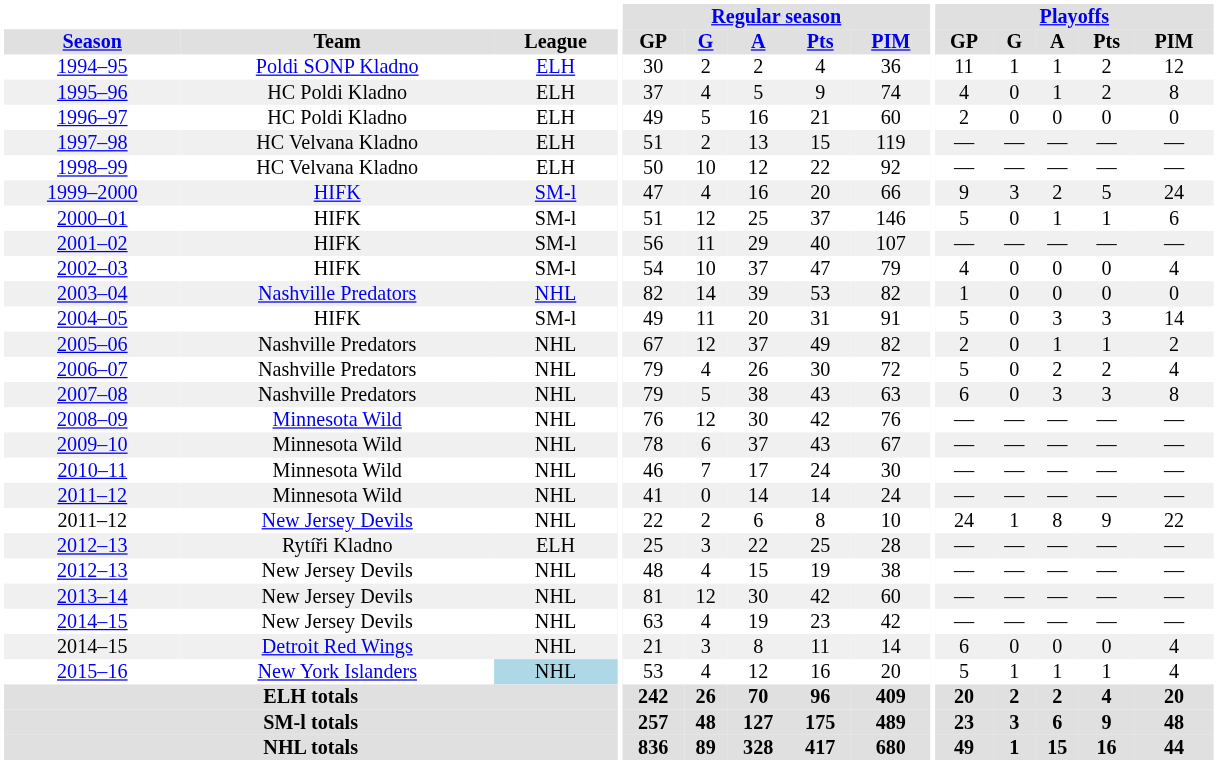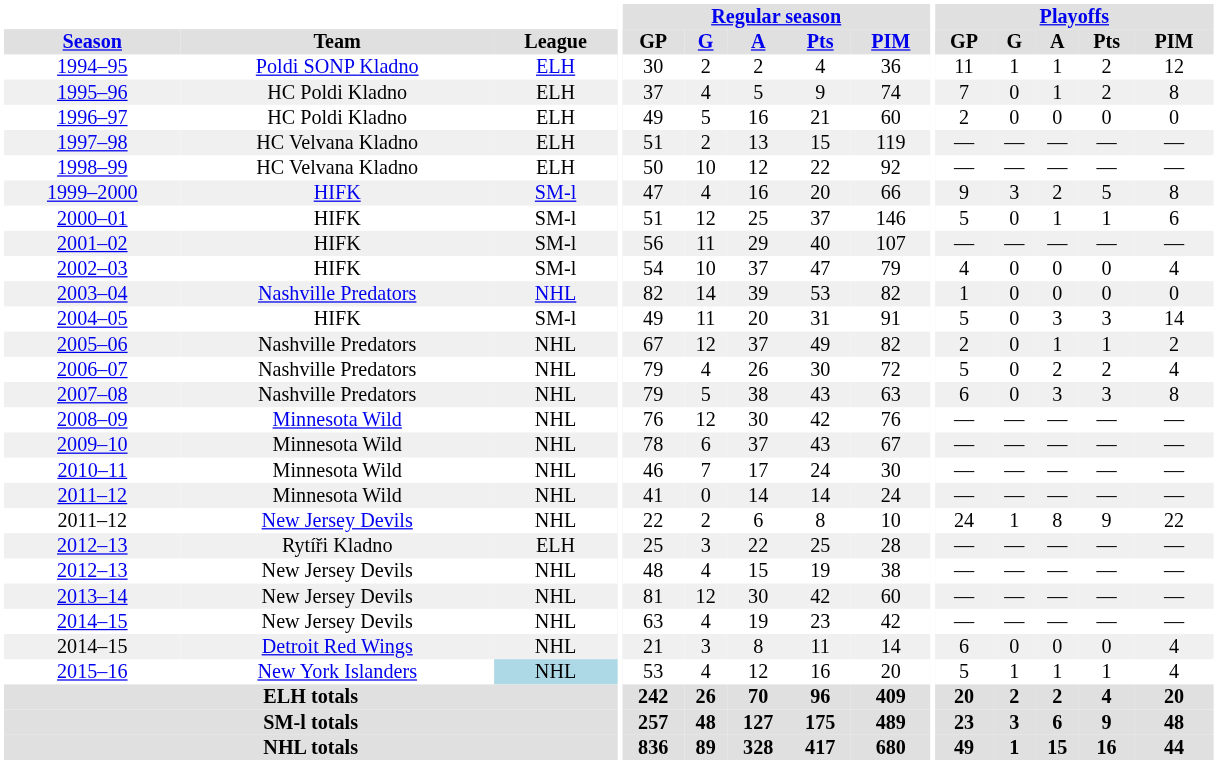(964, 92) 4 -> (964, 92) 7
(1174, 192) 24 -> (1174, 192) 8
